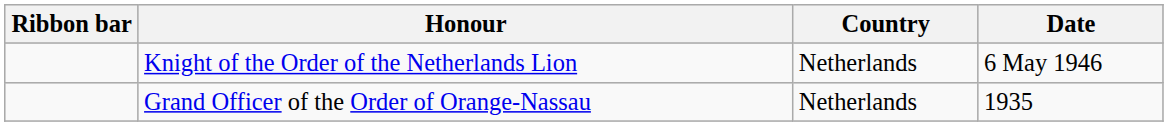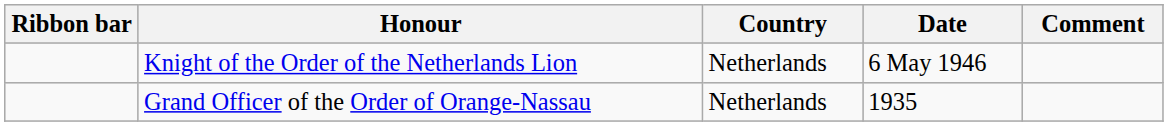+ column: (1093, 23)
